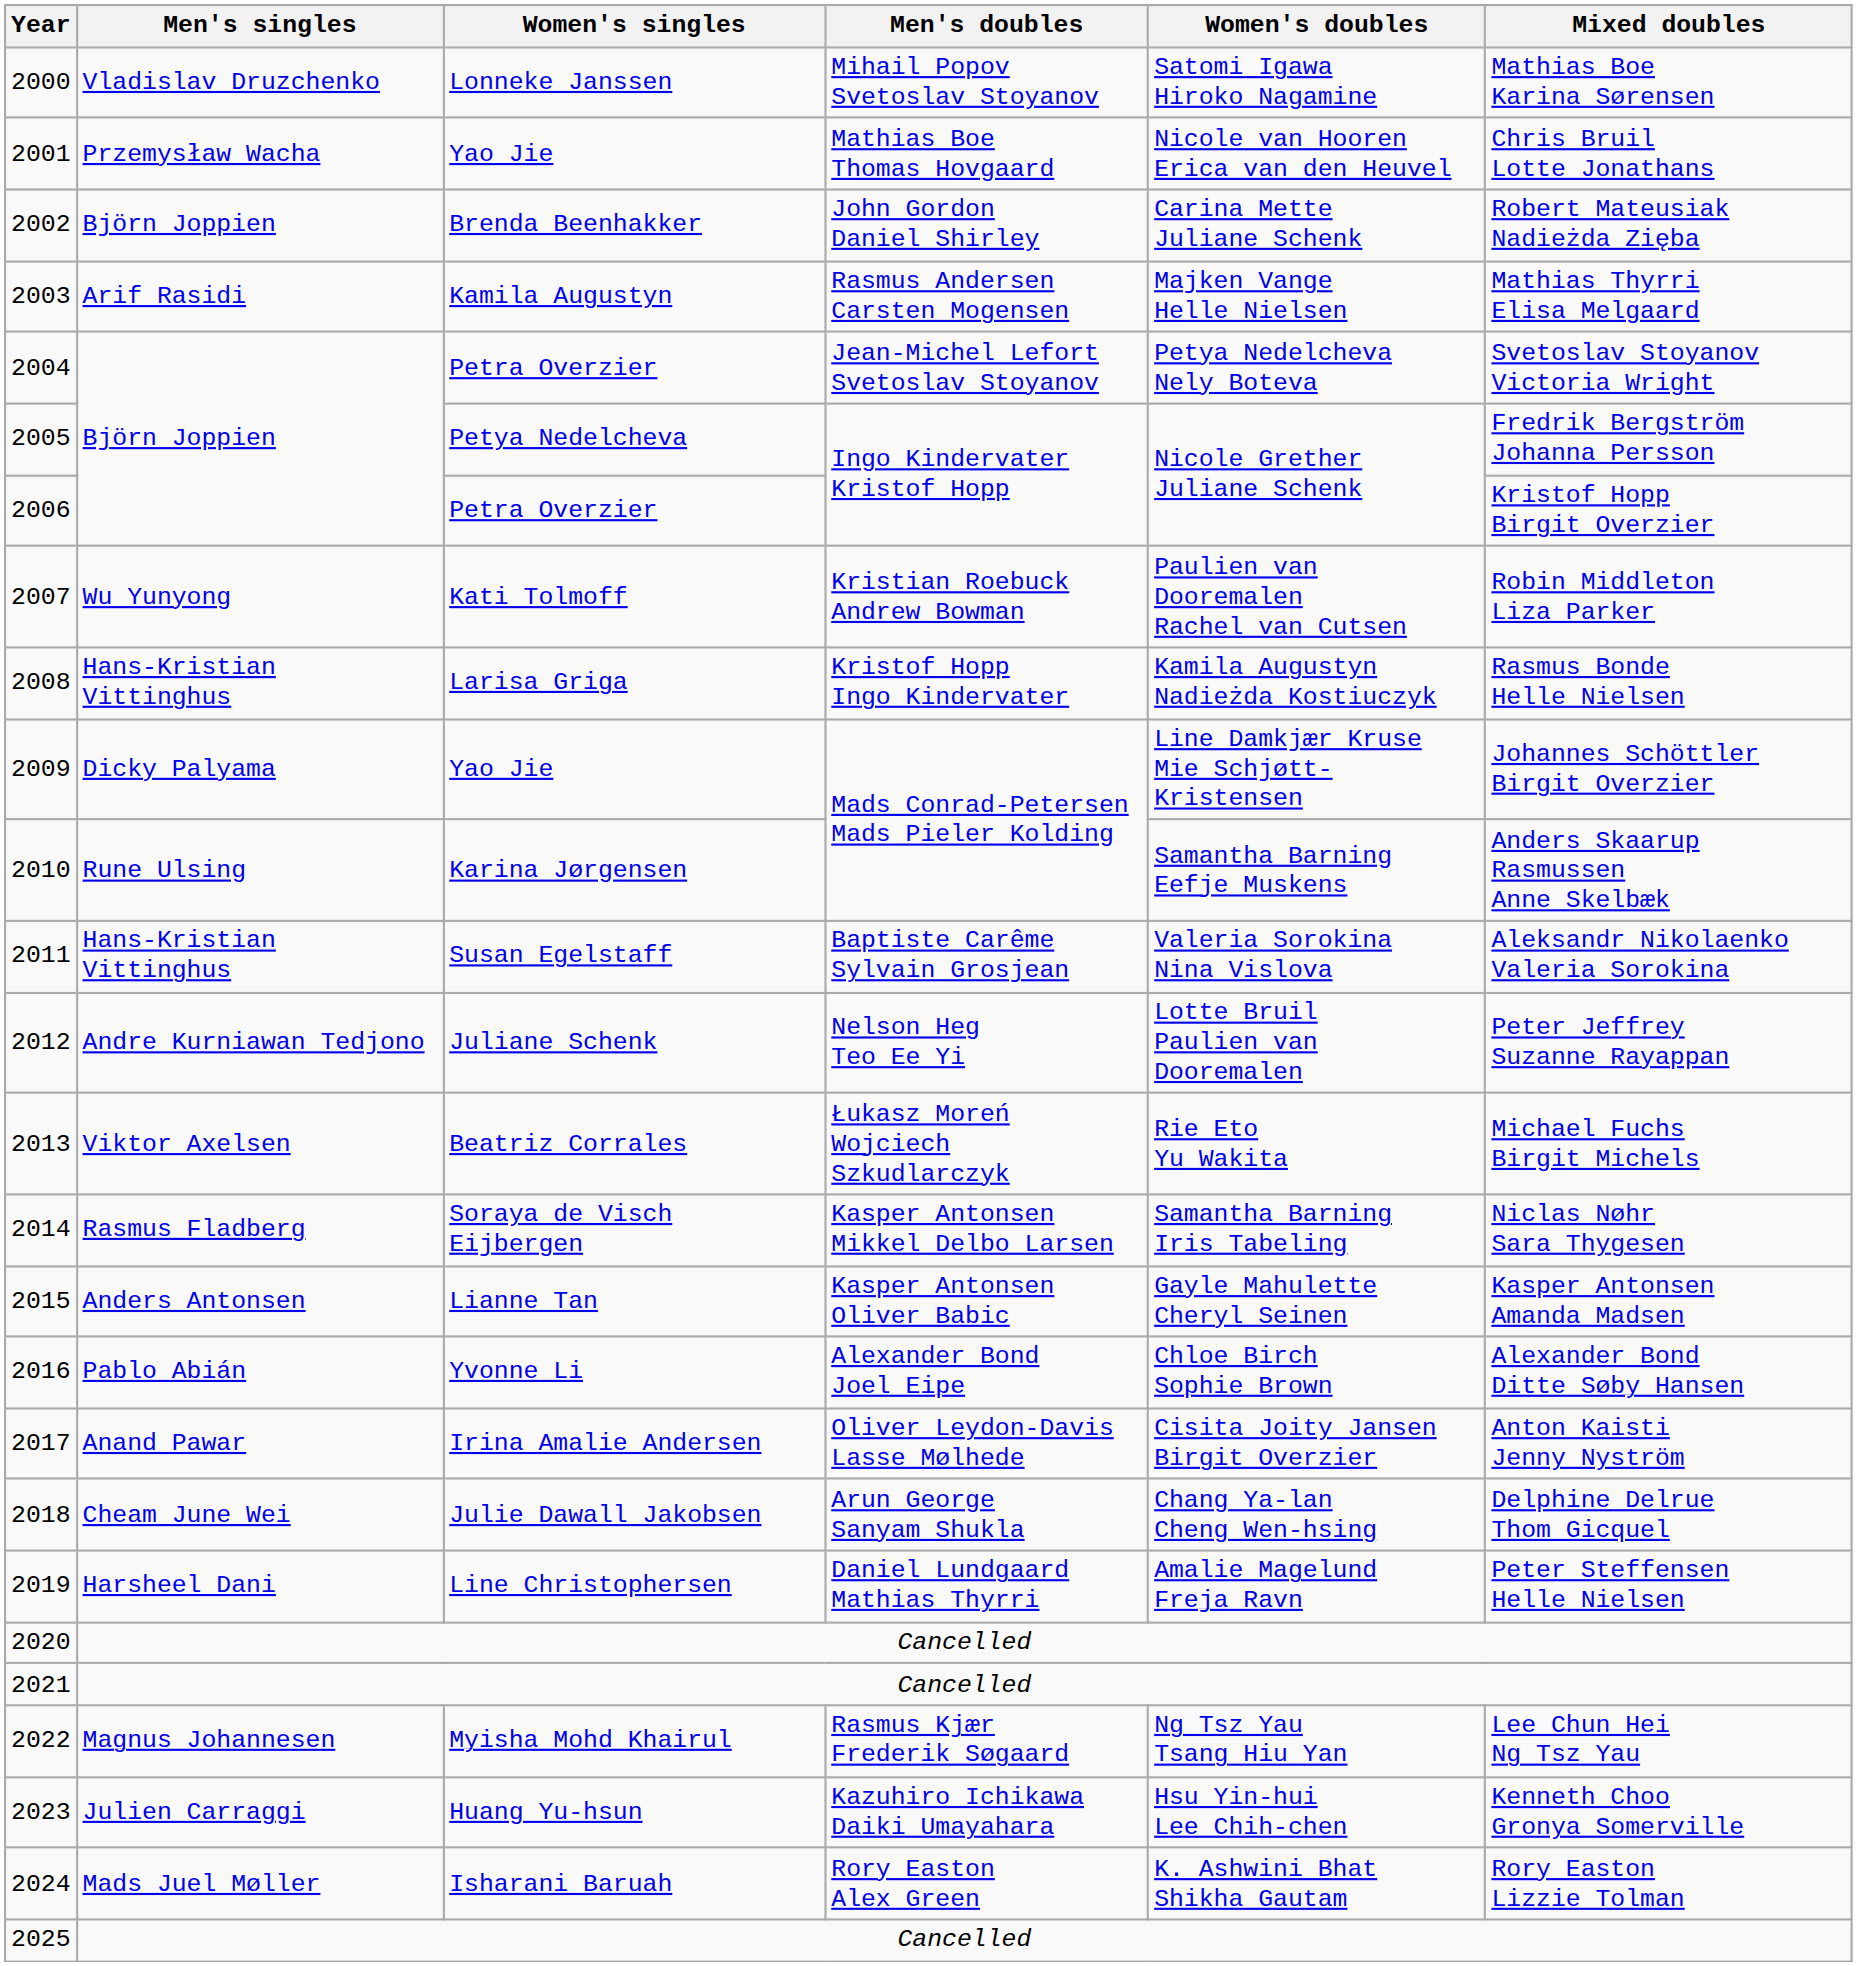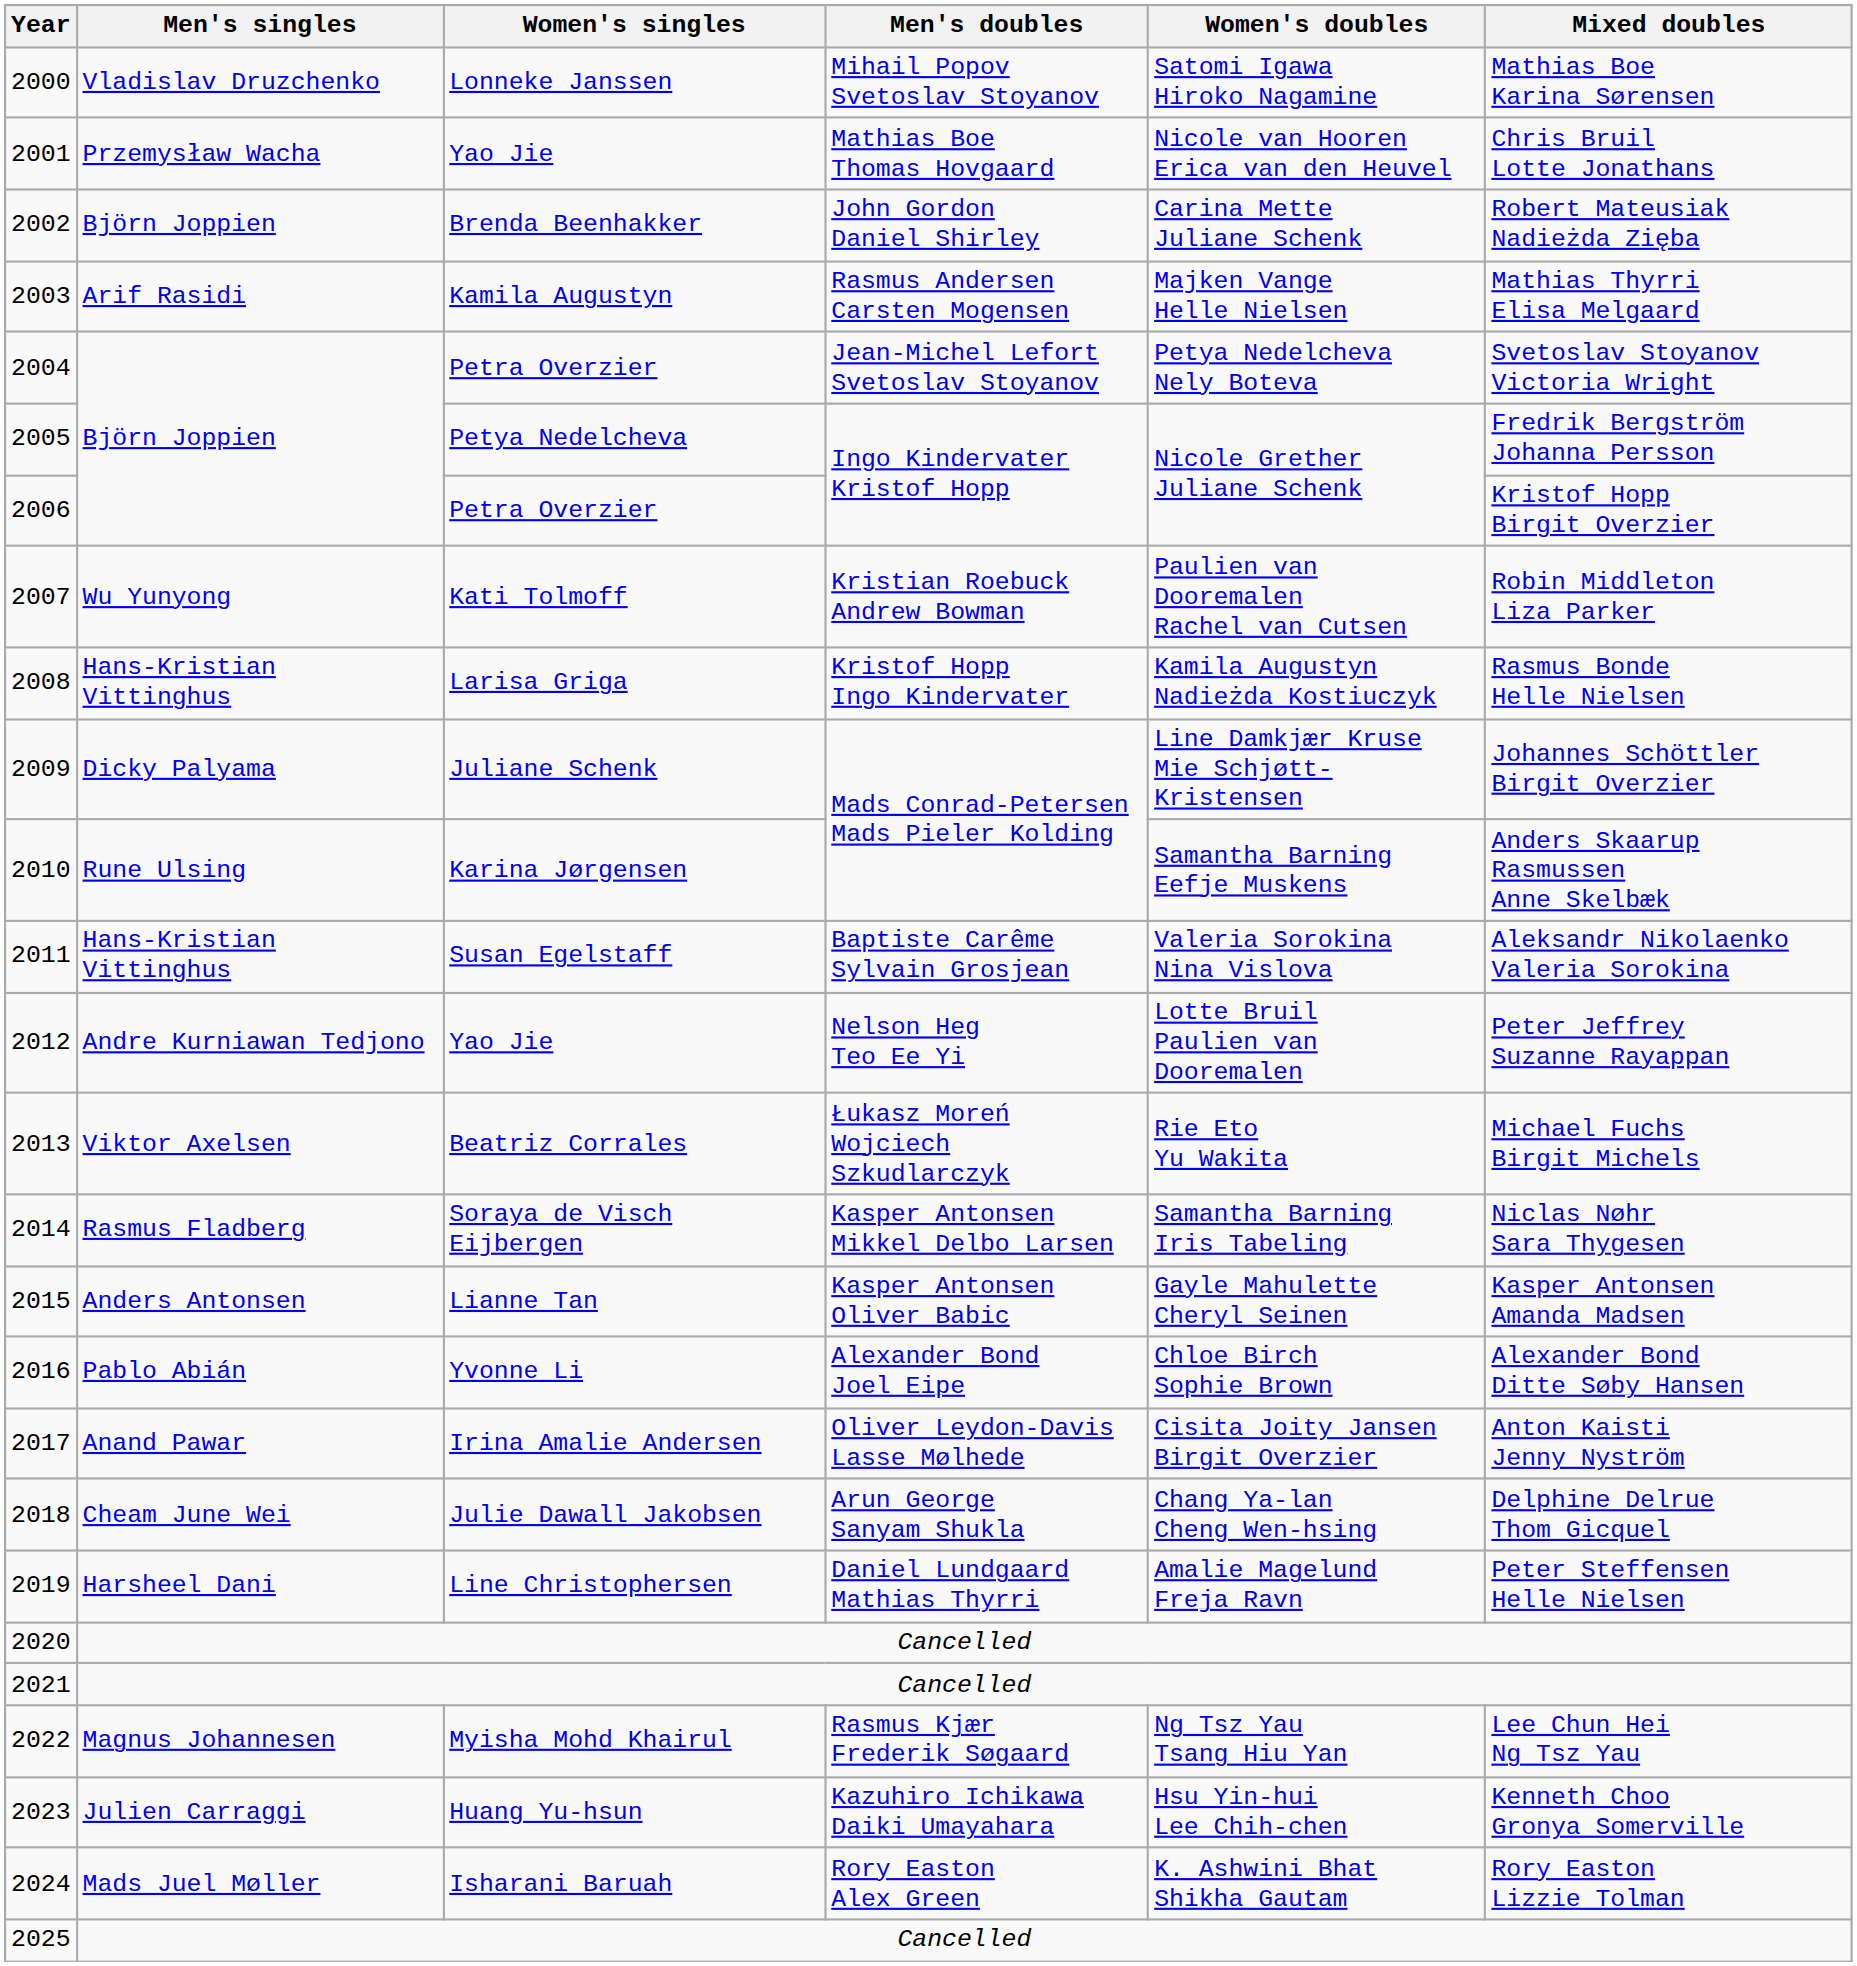(501, 769) Yao Jie -> (553, 769) Juliane Schenk
(553, 1042) Juliane Schenk -> (501, 1042) Yao Jie
